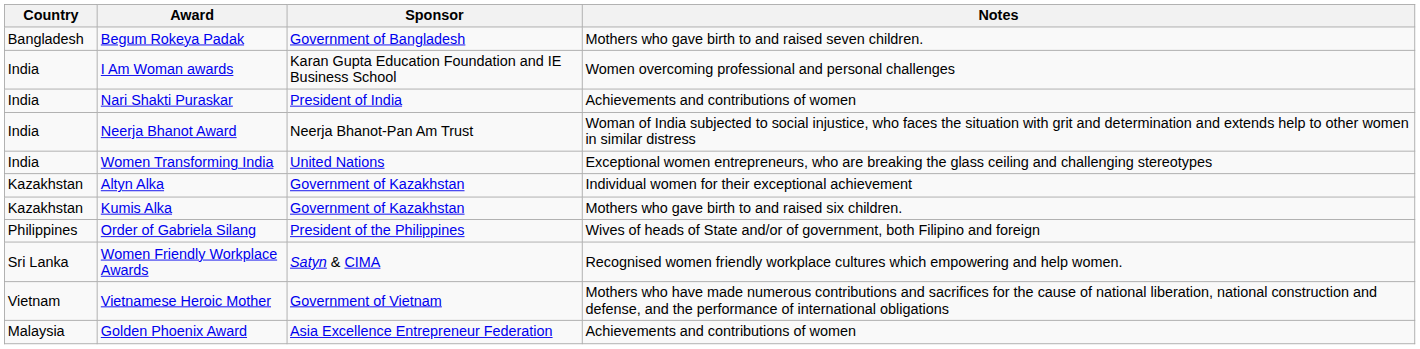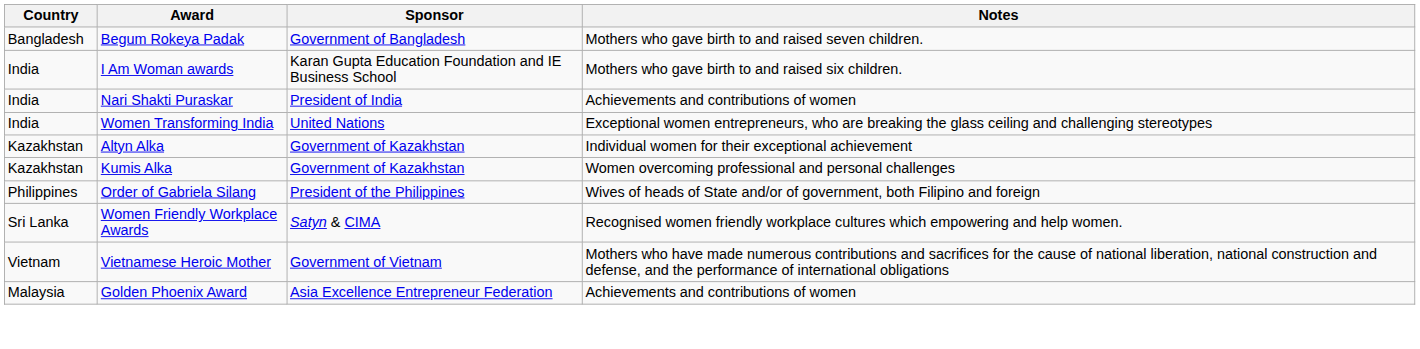(770, 69) Women overcoming professional and personal challenges -> (744, 69) Mothers who gave birth to and raised six children.
- row: (169, 131)
(744, 208) Mothers who gave birth to and raised six children. -> (770, 169) Women overcoming professional and personal challenges
